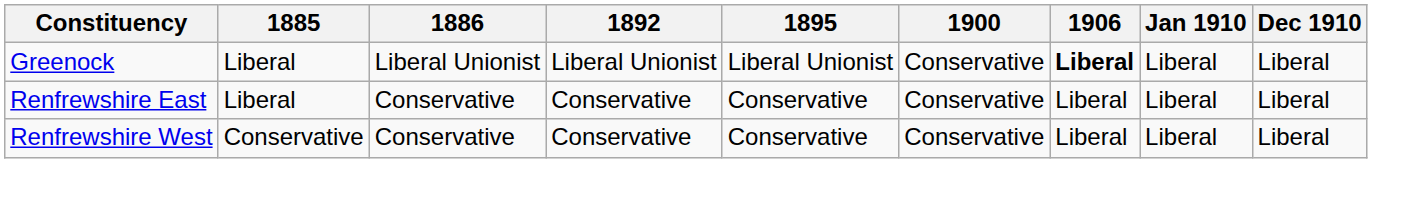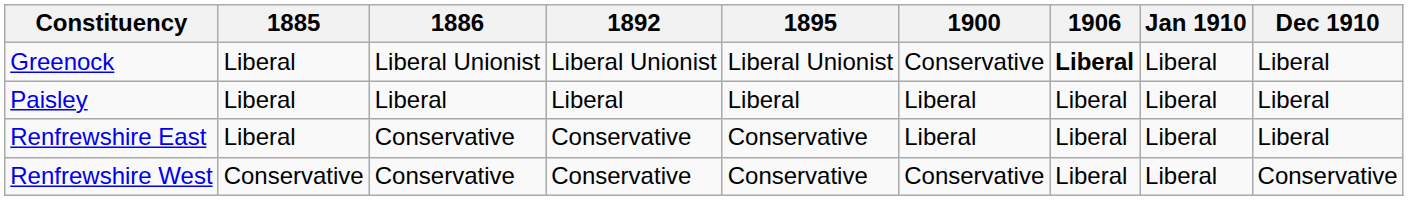+ row: (49, 99)
(974, 99) Conservative -> (940, 137) Liberal
(1294, 137) Liberal -> (1328, 175) Conservative
